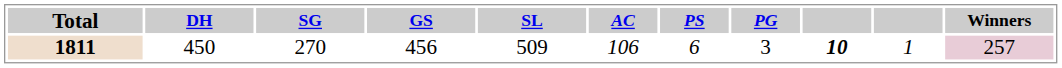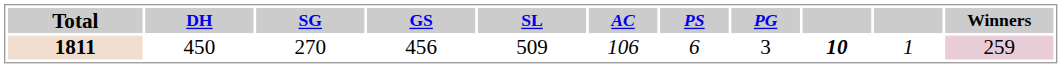(999, 47) 257 -> (999, 47) 259
